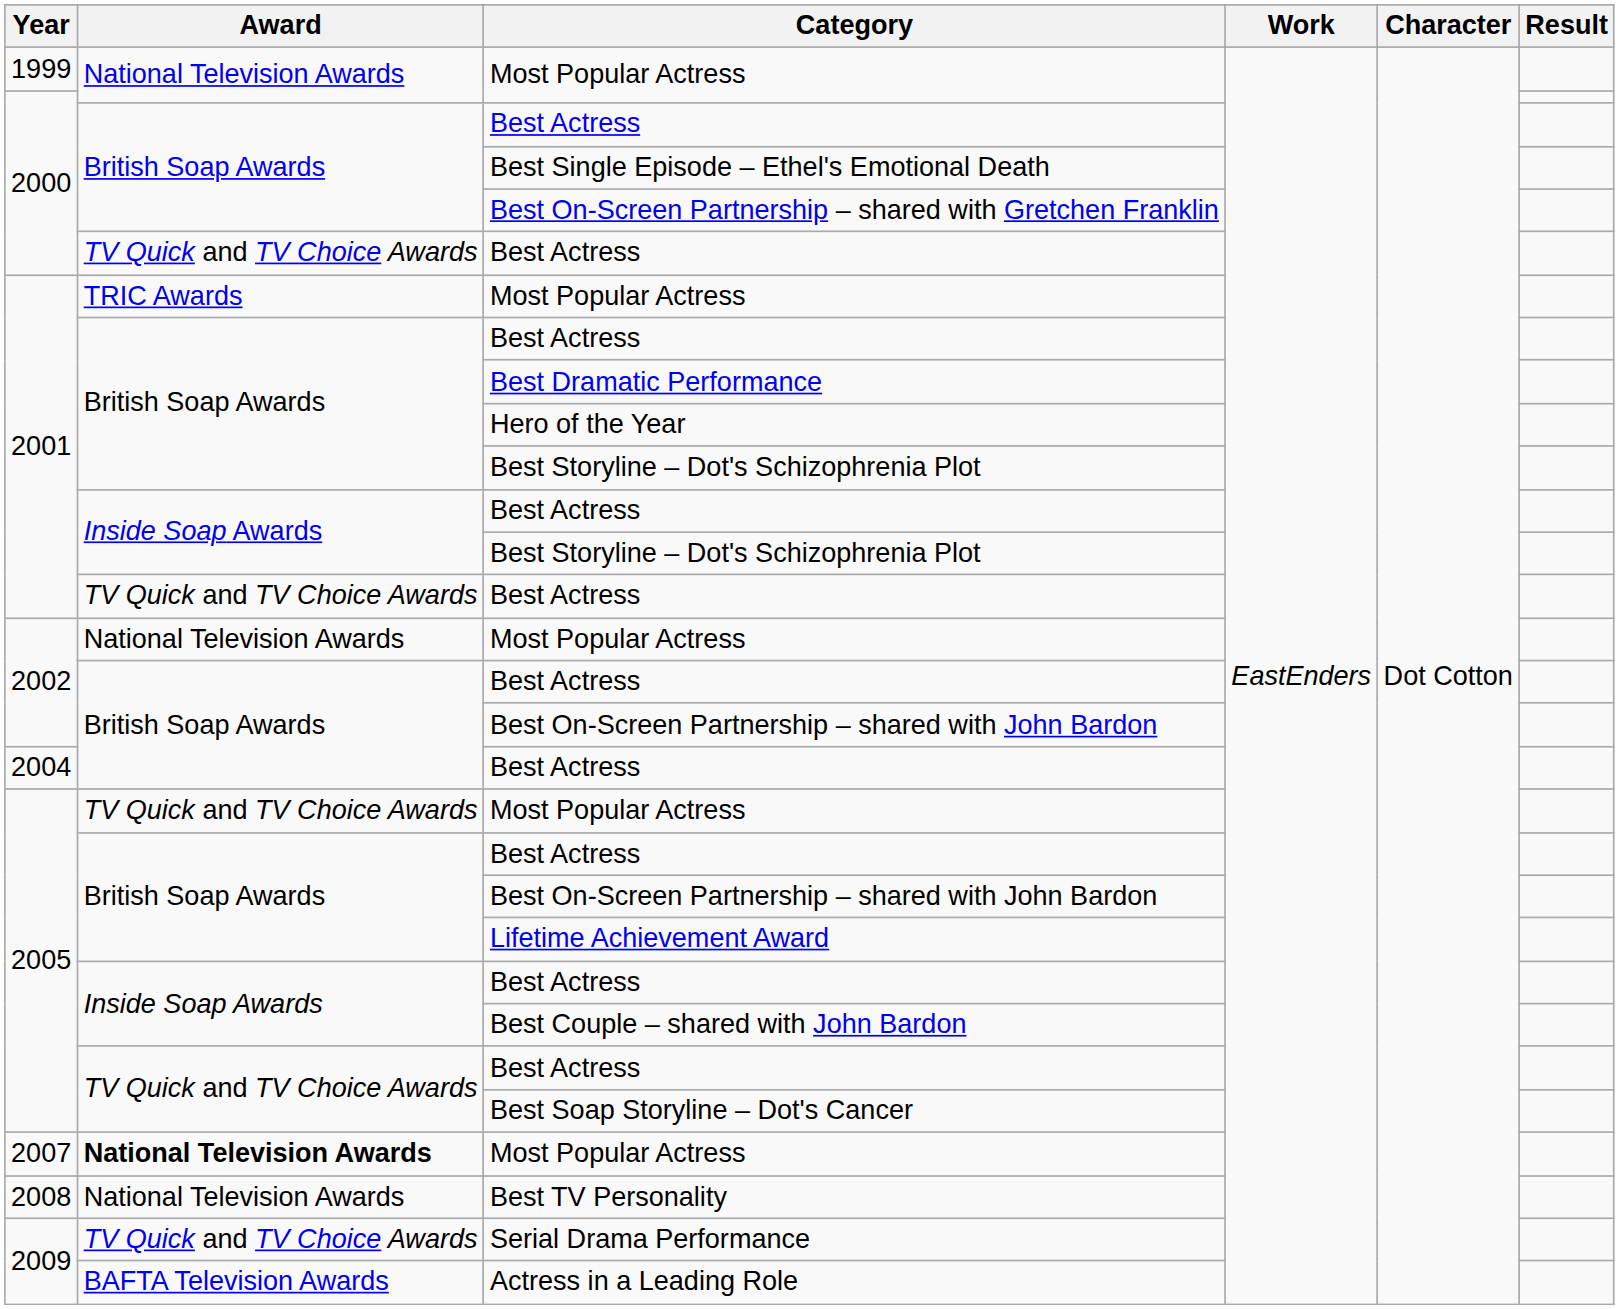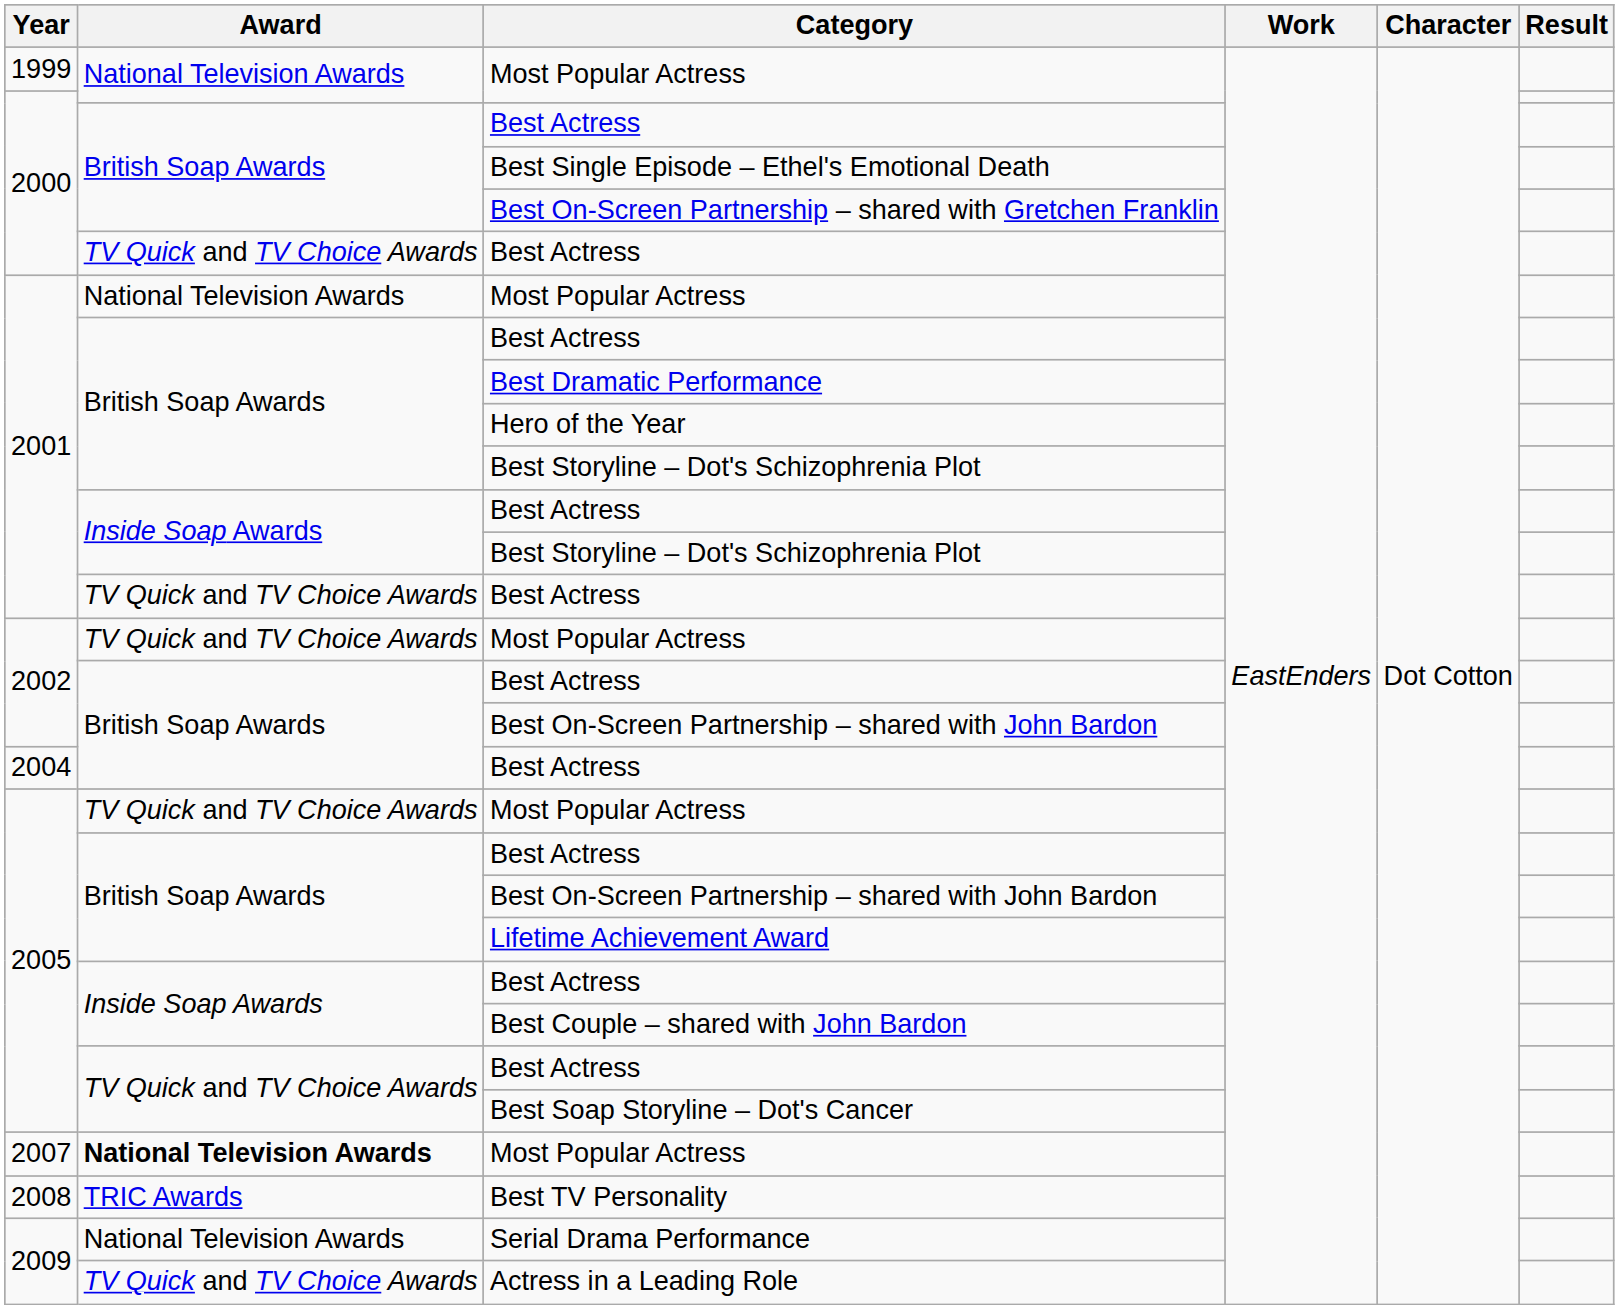(163, 295) TRIC Awards -> (244, 295) National Television Awards
(244, 638) National Television Awards -> (281, 638) TV Quick and TV Choice Awards
(244, 1196) National Television Awards -> (163, 1196) TRIC Awards
(281, 1239) TV Quick and TV Choice Awards -> (244, 1239) National Television Awards
(236, 1282) BAFTA Television Awards -> (281, 1282) TV Quick and TV Choice Awards
